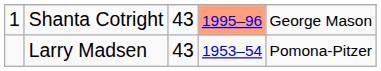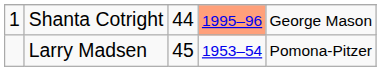(183, 19) 43 -> (183, 19) 44
(183, 50) 43 -> (183, 50) 45
